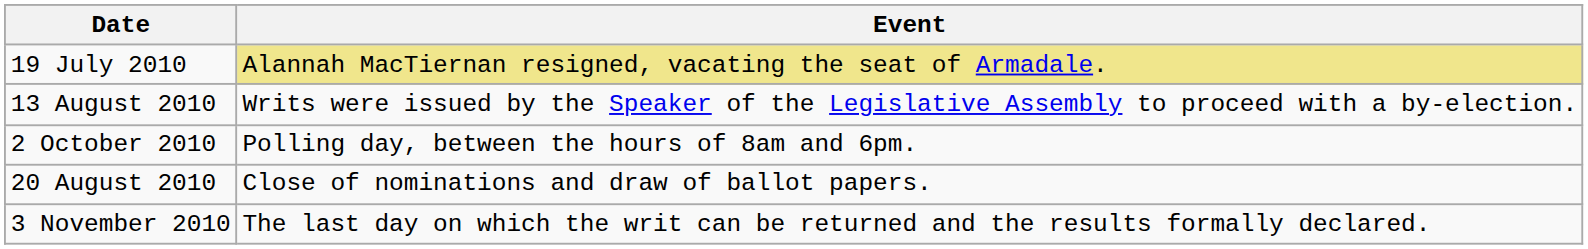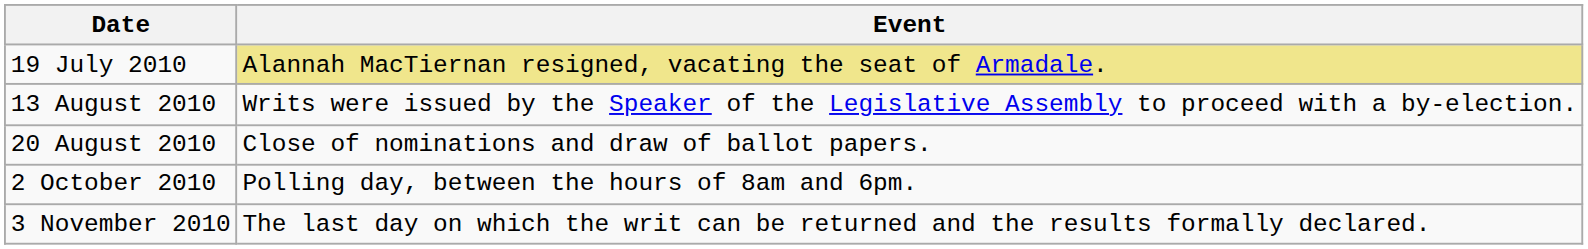rows swapped: (113, 184) <-> (113, 144)
